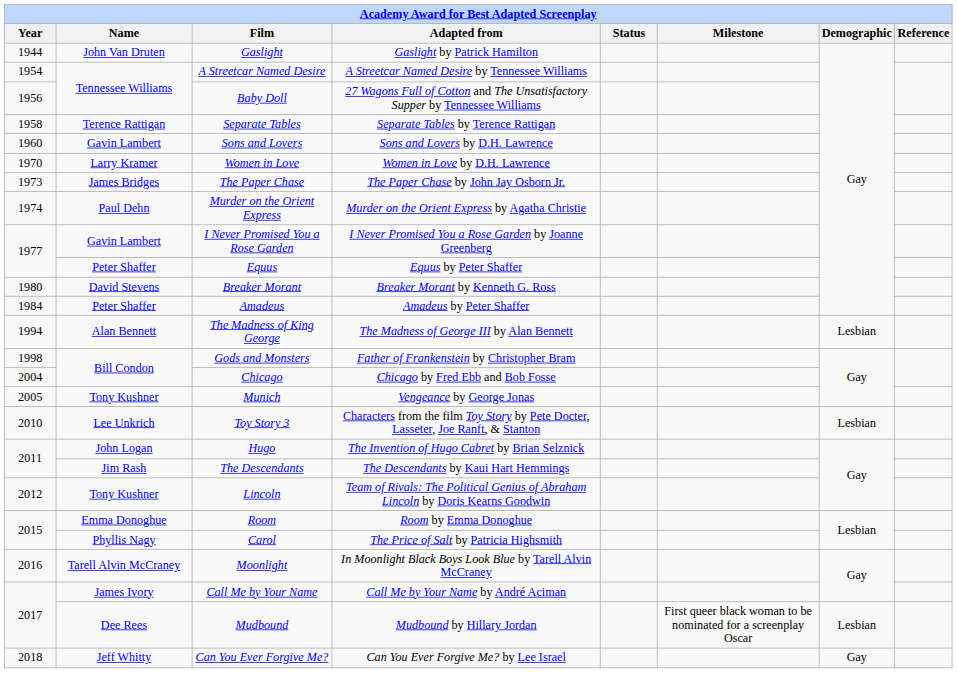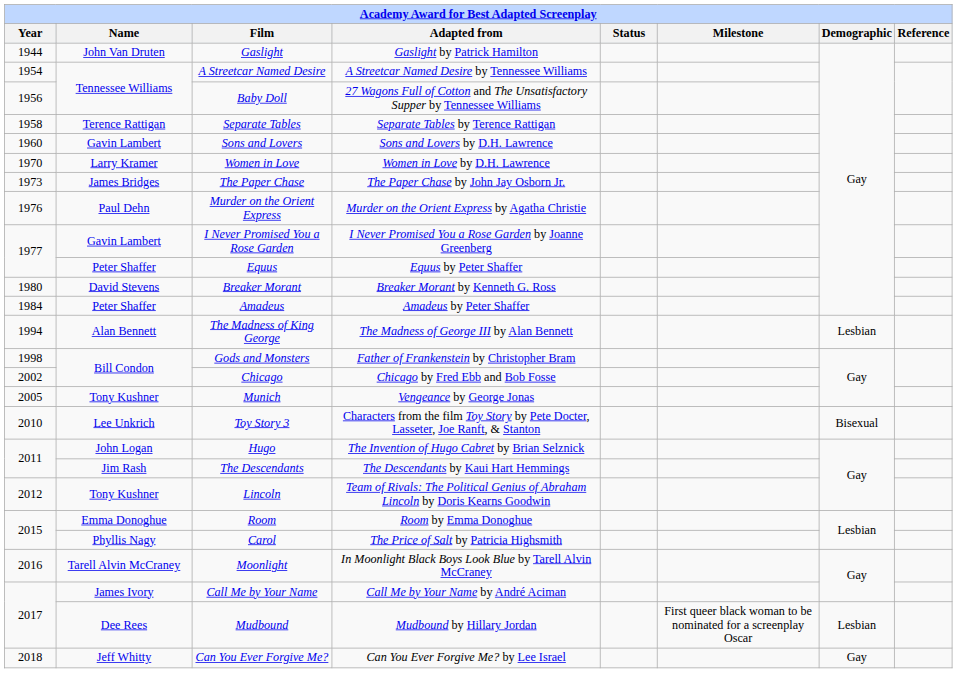(30, 208) 1974 -> (30, 208) 1976
(30, 377) 2004 -> (30, 377) 2002
(857, 422) Lesbian -> (857, 422) Bisexual
